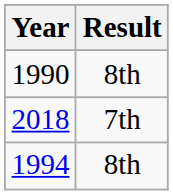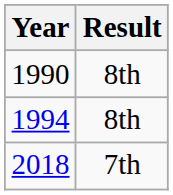rows swapped: (41, 165) <-> (41, 119)
